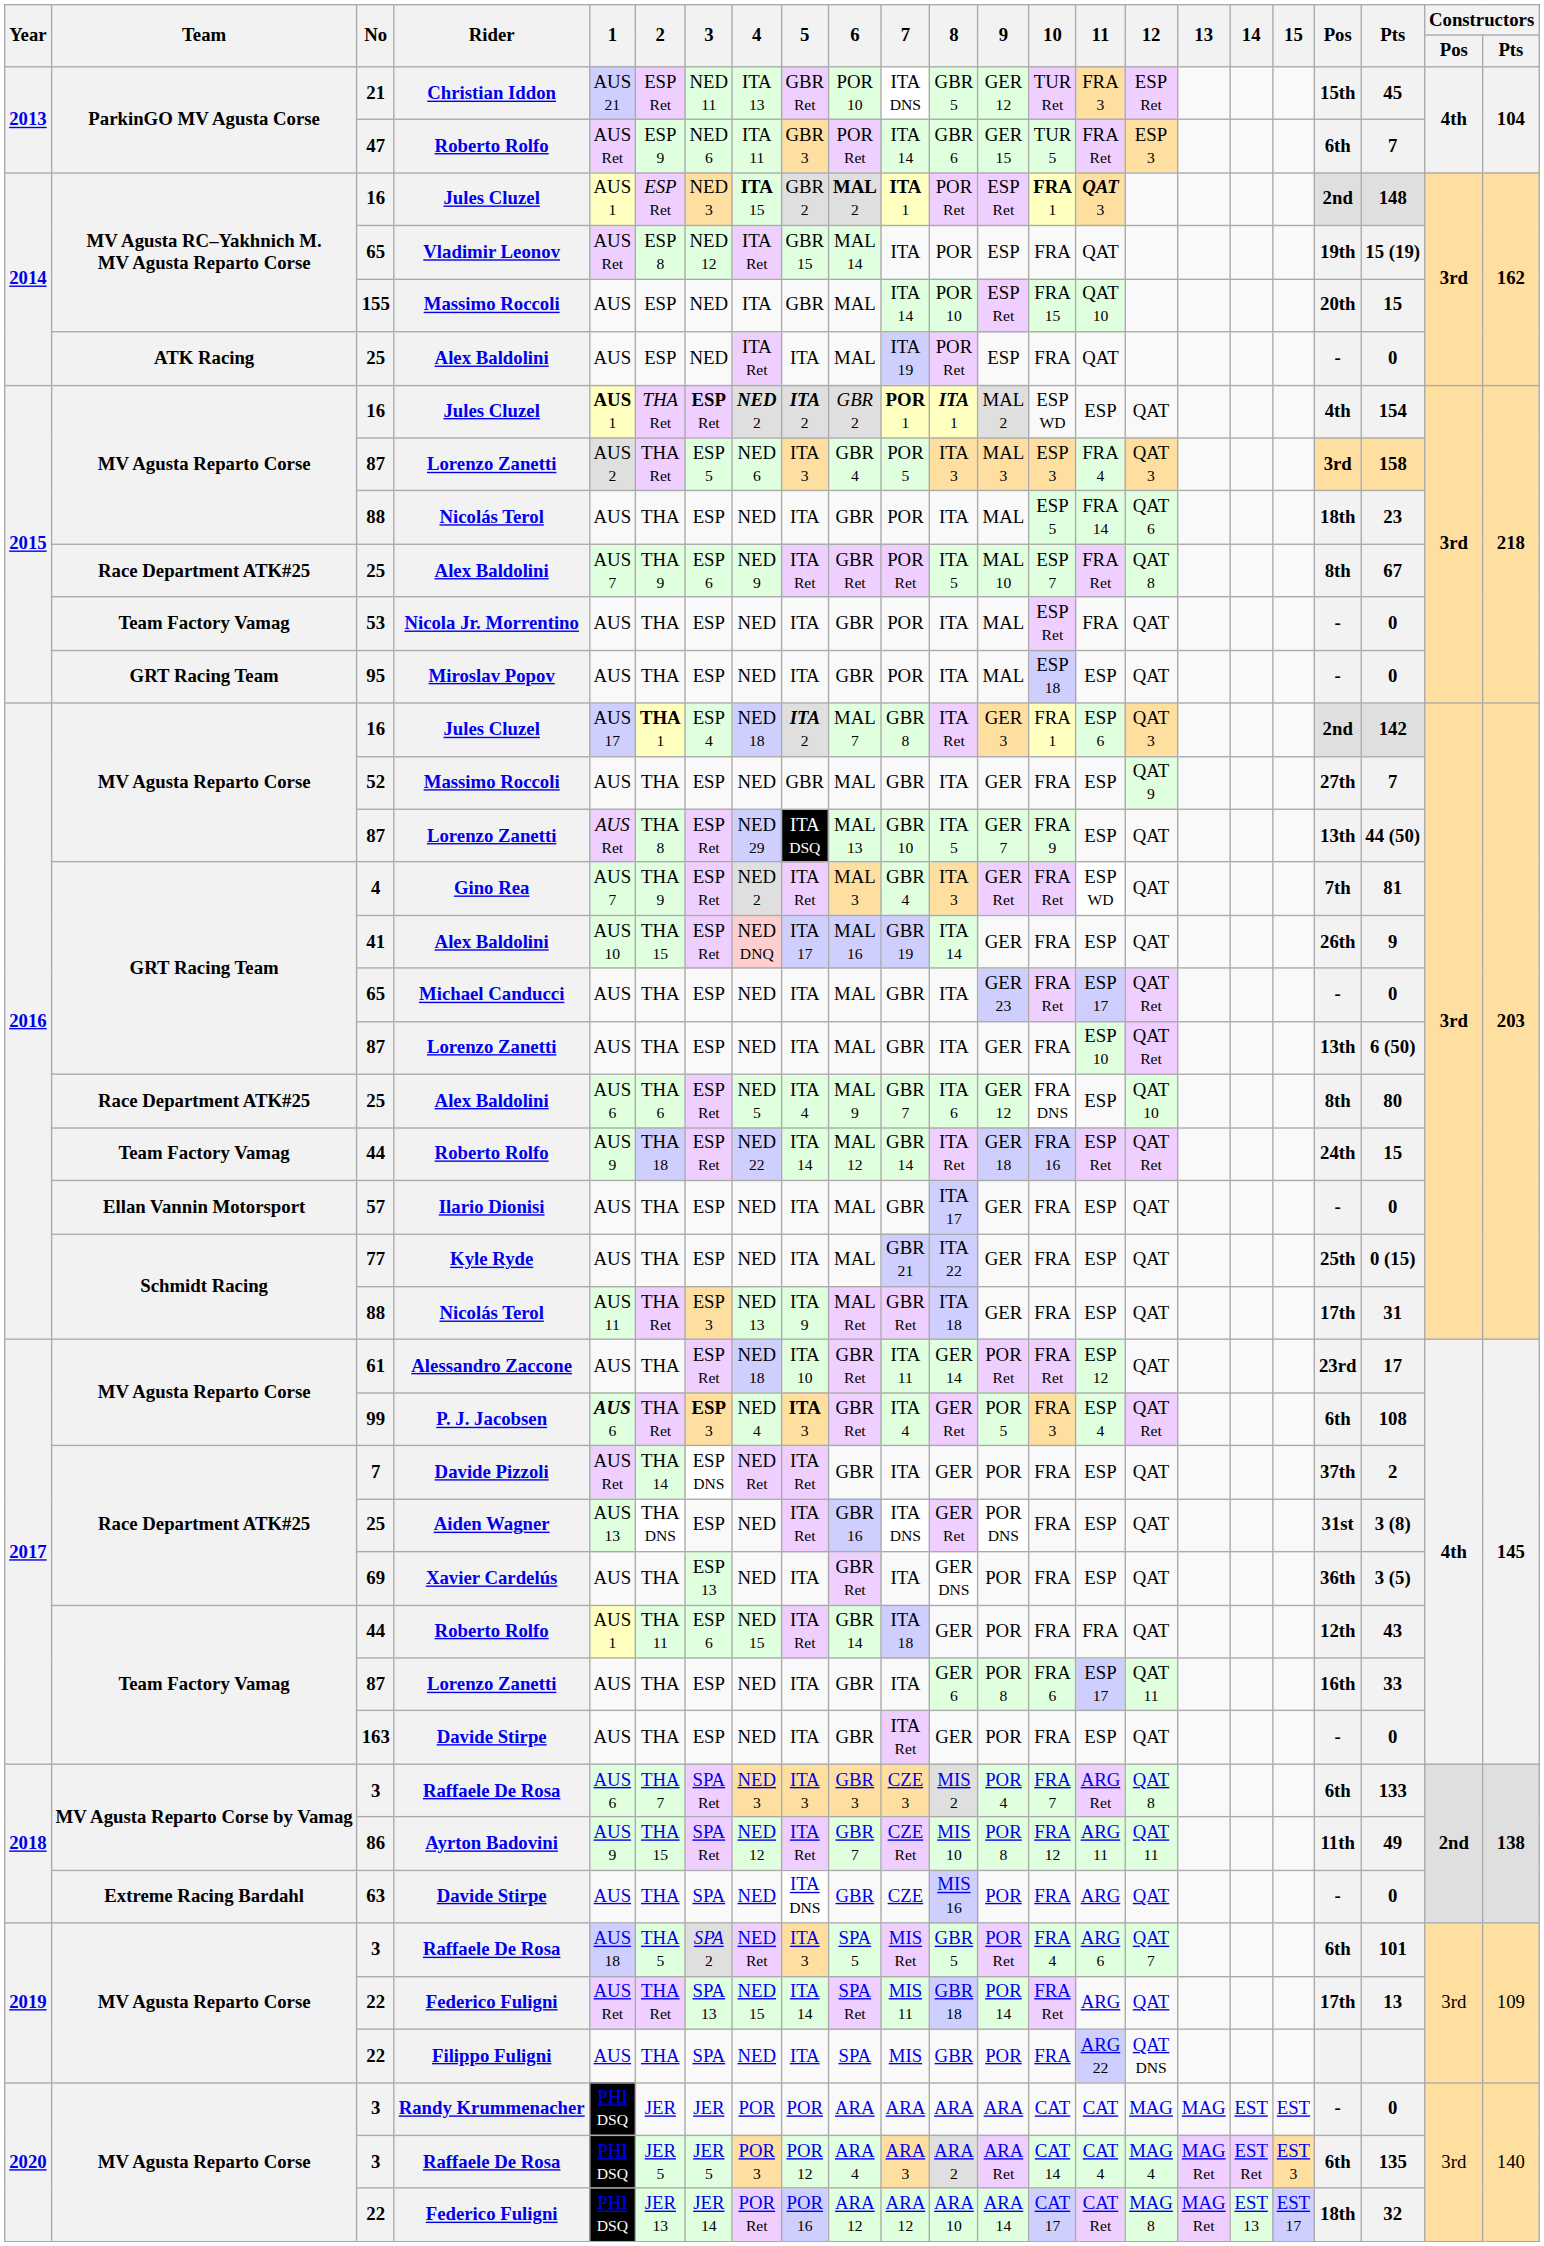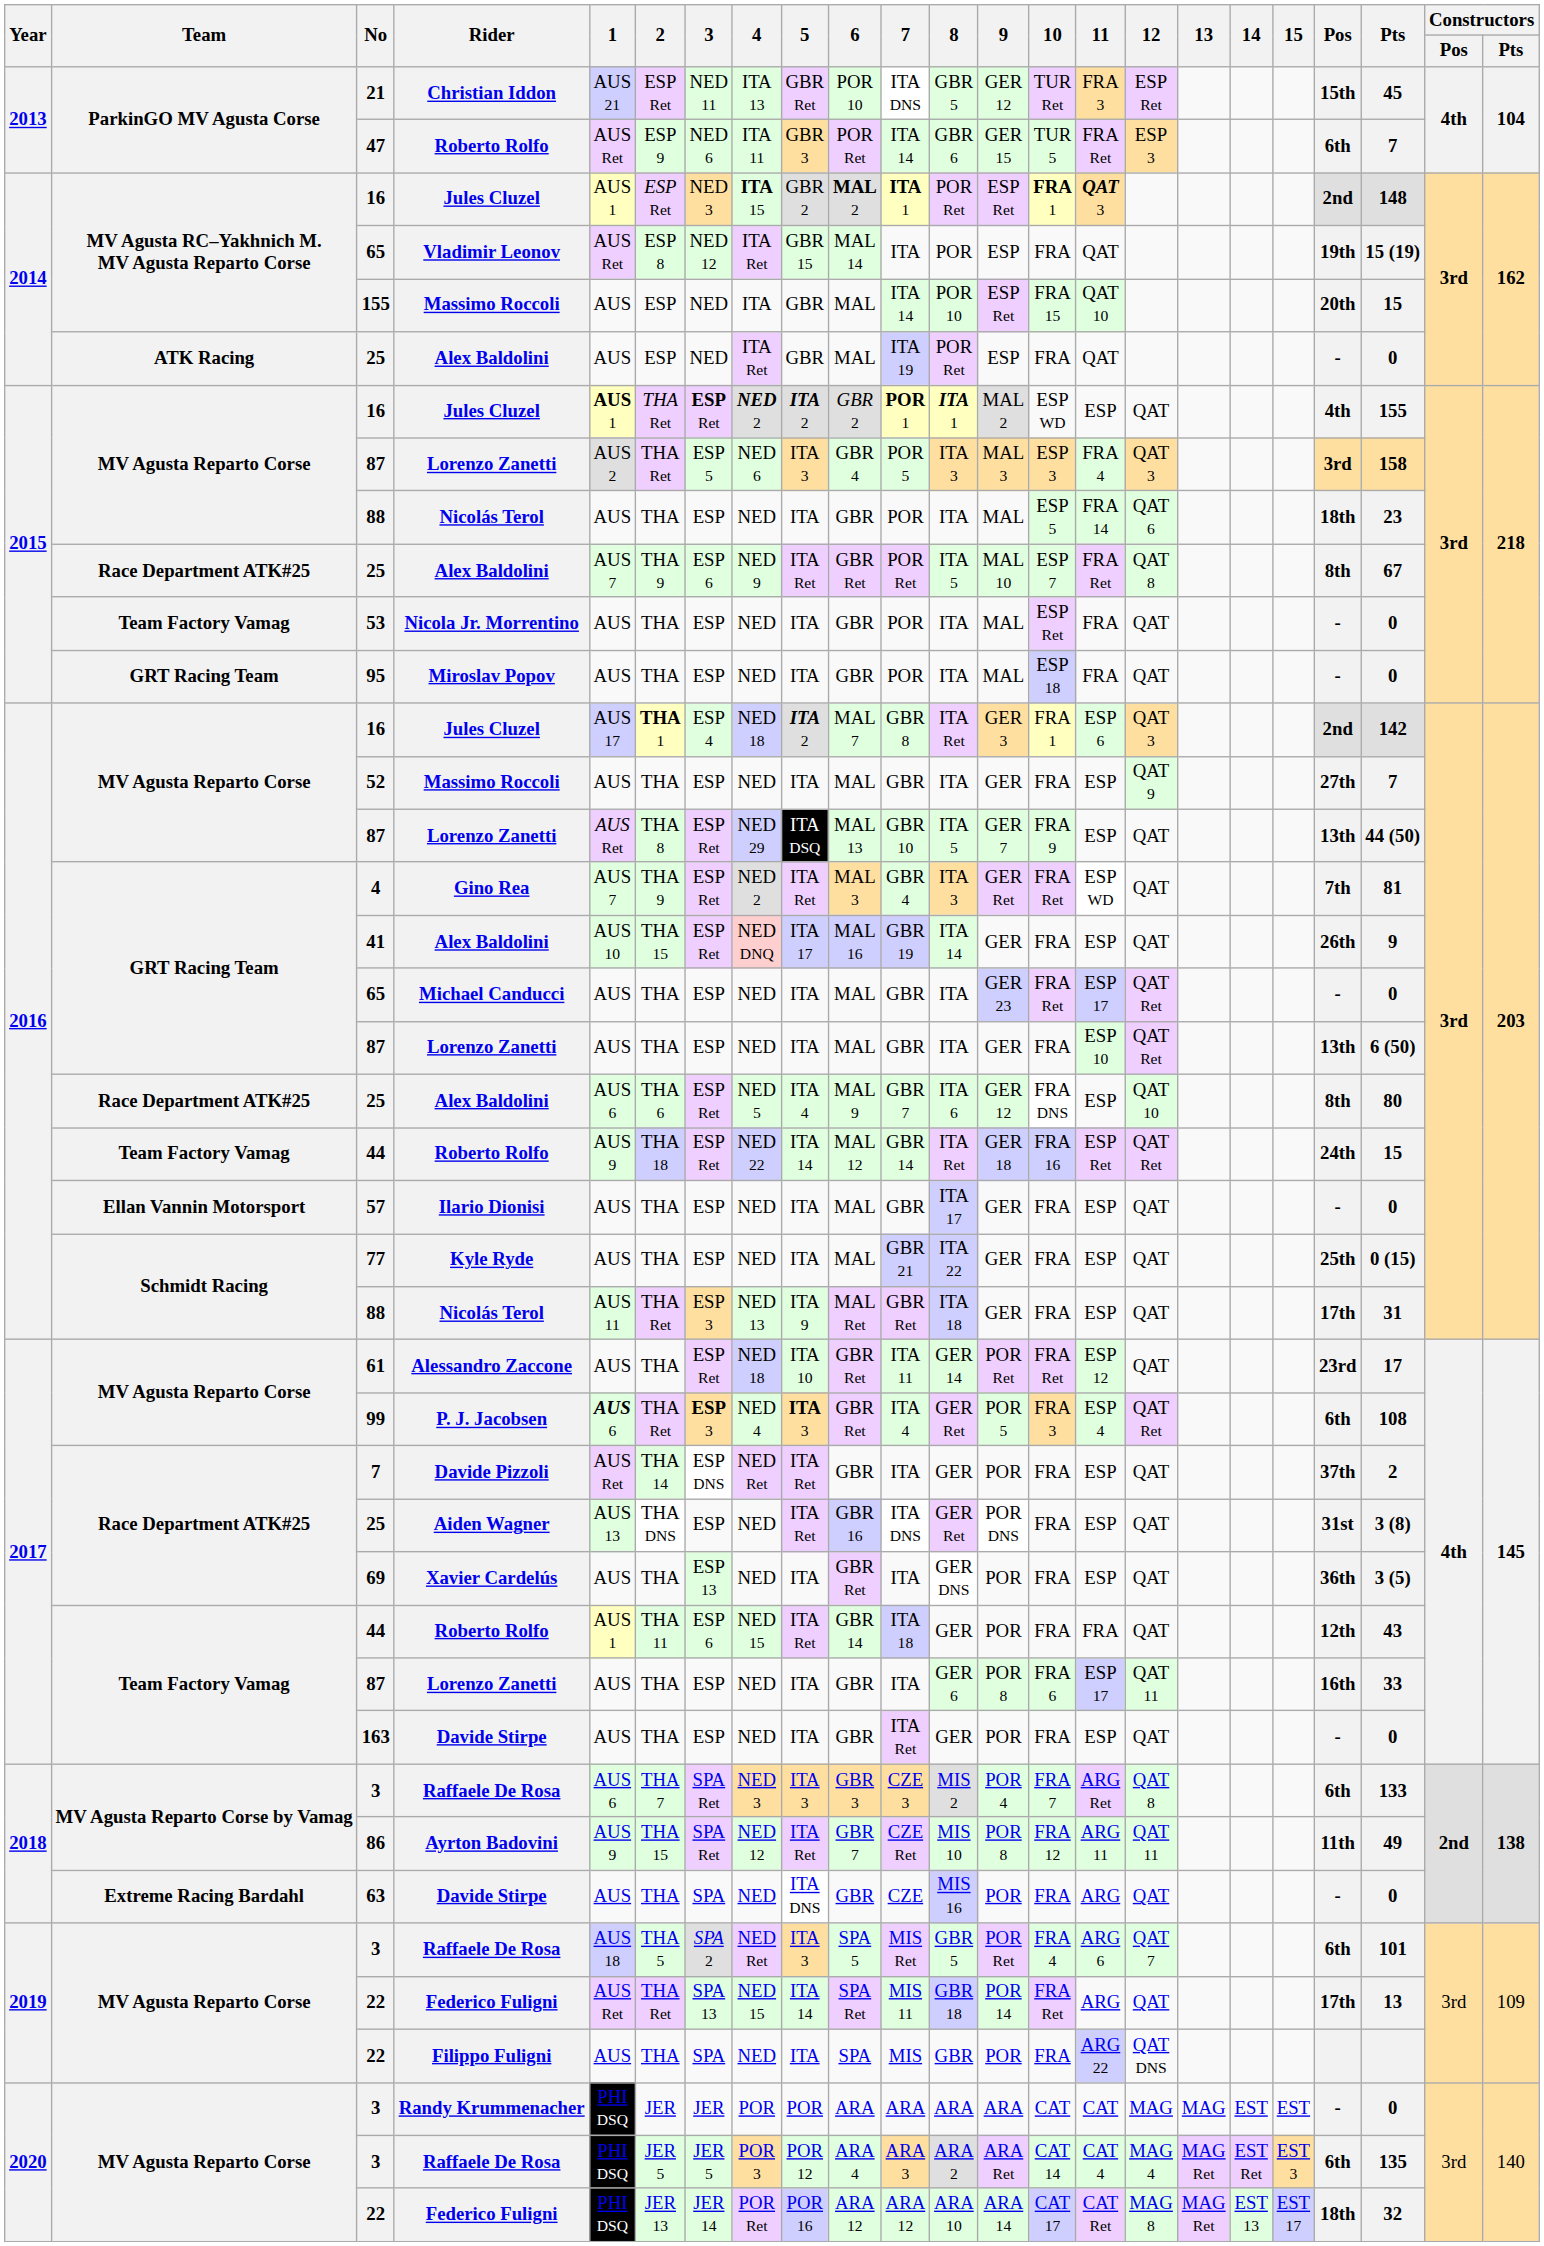(805, 357) ITA -> (805, 357) GBR
(1393, 410) 154 -> (1393, 410) 155
(1100, 676) ESP -> (1100, 676) FRA
(805, 782) GBR -> (805, 782) ITA
